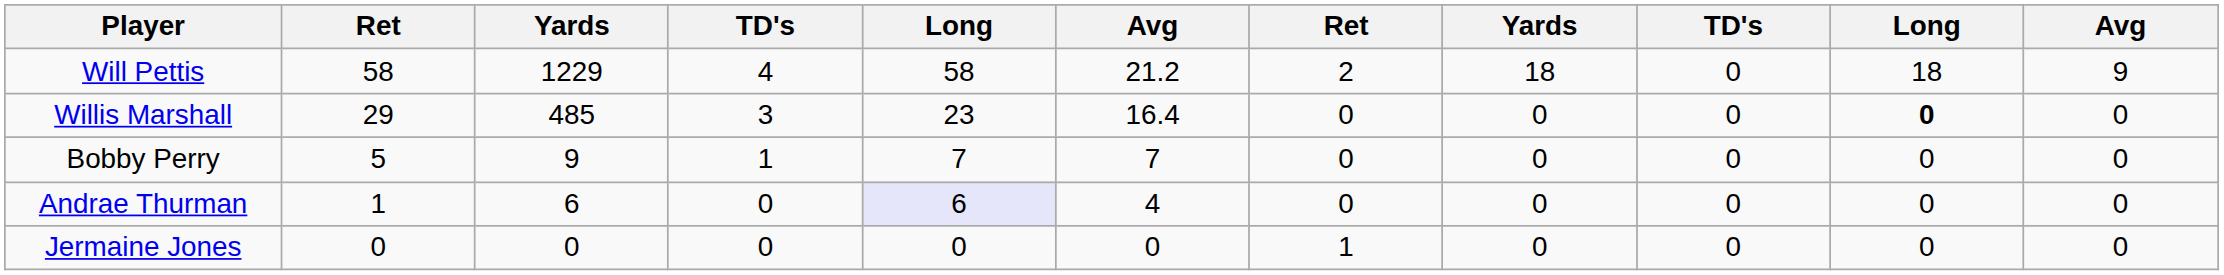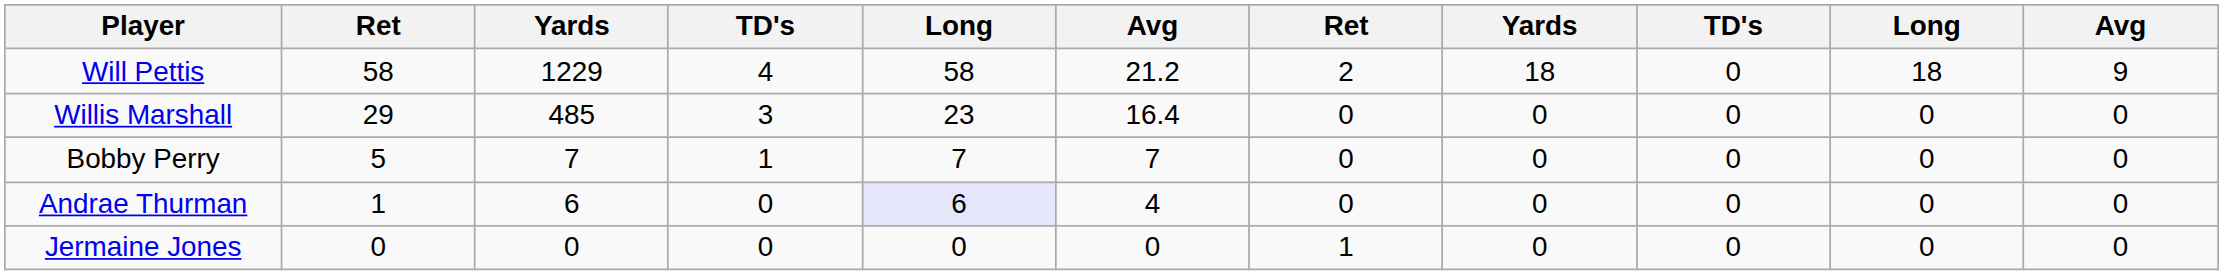(1927, 114) bold -> (1927, 114) normal
(572, 159) 9 -> (572, 159) 7
